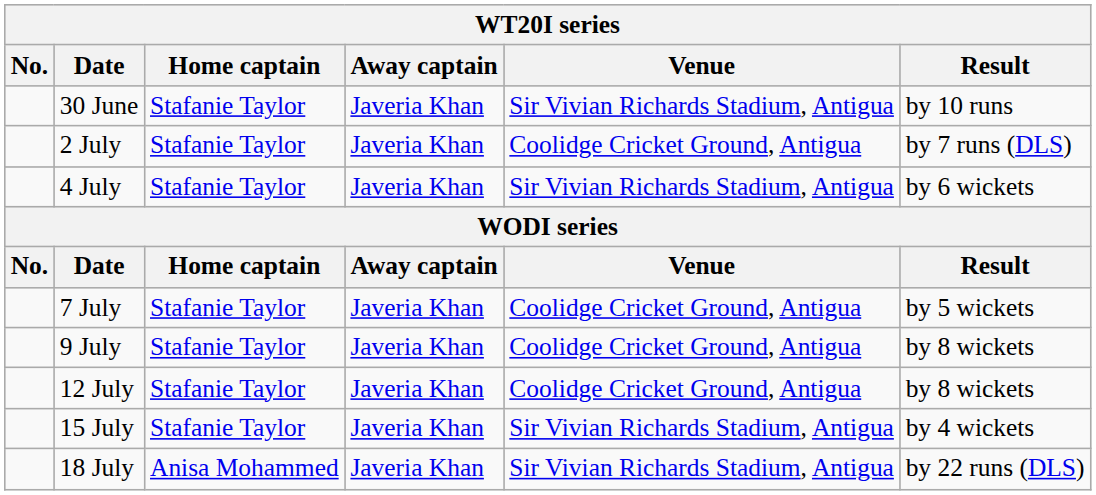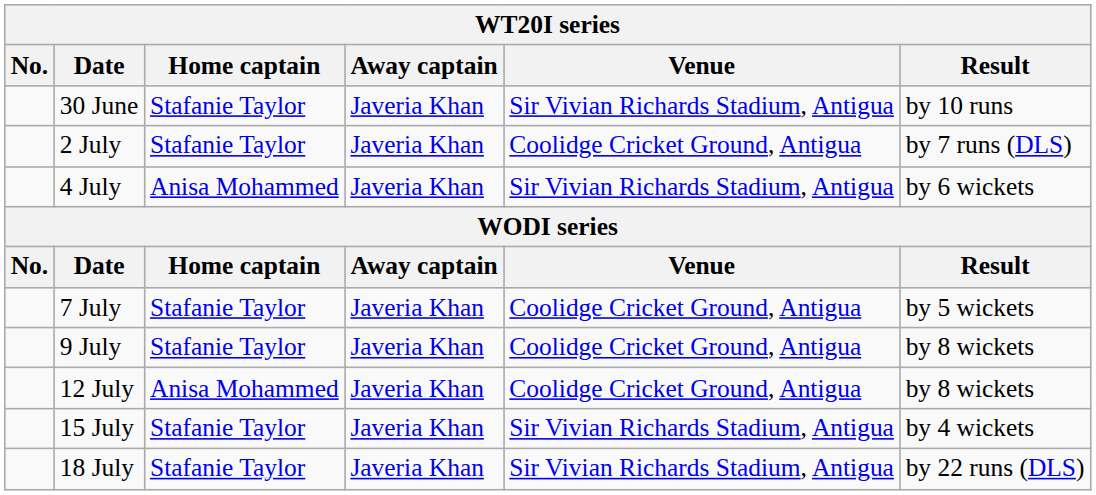(228, 186) Stafanie Taylor -> (244, 186) Anisa Mohammed
(228, 387) Stafanie Taylor -> (244, 387) Anisa Mohammed
(244, 468) Anisa Mohammed -> (228, 468) Stafanie Taylor
